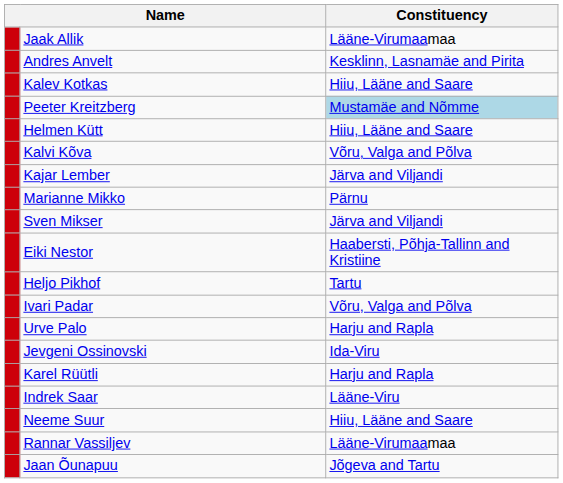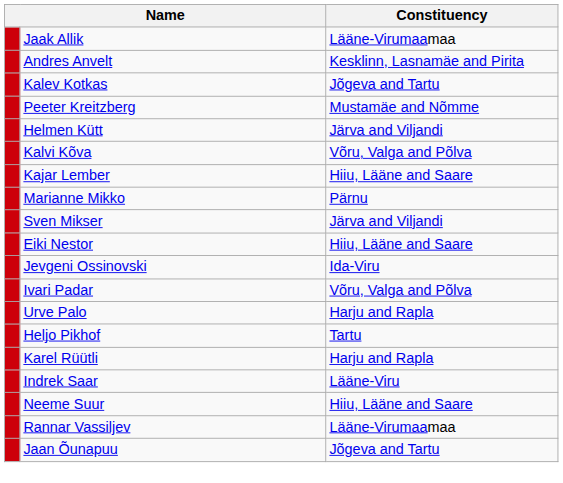(401, 84) Hiiu, Lääne and Saare -> (385, 84) Jõgeva and Tartu
(404, 107) lightblue background -> (404, 107) no background
(401, 130) Hiiu, Lääne and Saare -> (386, 130) Järva and Viljandi
(386, 175) Järva and Viljandi -> (401, 175) Hiiu, Lääne and Saare
(419, 252) Haabersti, Põhja-Tallinn and Kristiine -> (401, 244) Hiiu, Lääne and Saare
rows swapped: (85, 351) <-> (62, 283)
